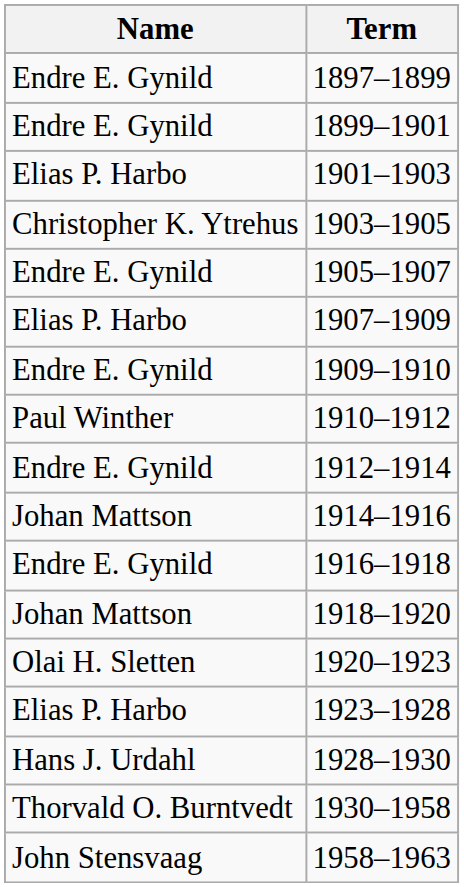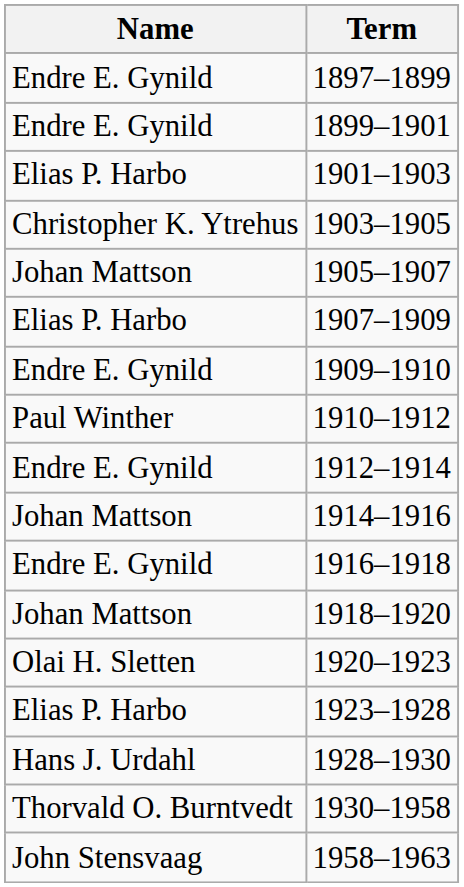(112, 272) Endre E. Gynild -> (102, 272) Johan Mattson
